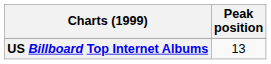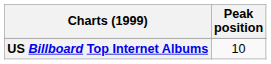(239, 48) 13 -> (239, 48) 10
